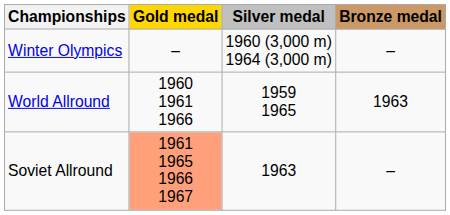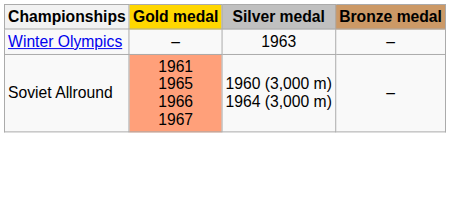(279, 50) 1960 (3,000 m) 1964 (3,000 m) -> (279, 41) 1963
- row: (59, 101)
(279, 170) 1963 -> (279, 93) 1960 (3,000 m) 1964 (3,000 m)
